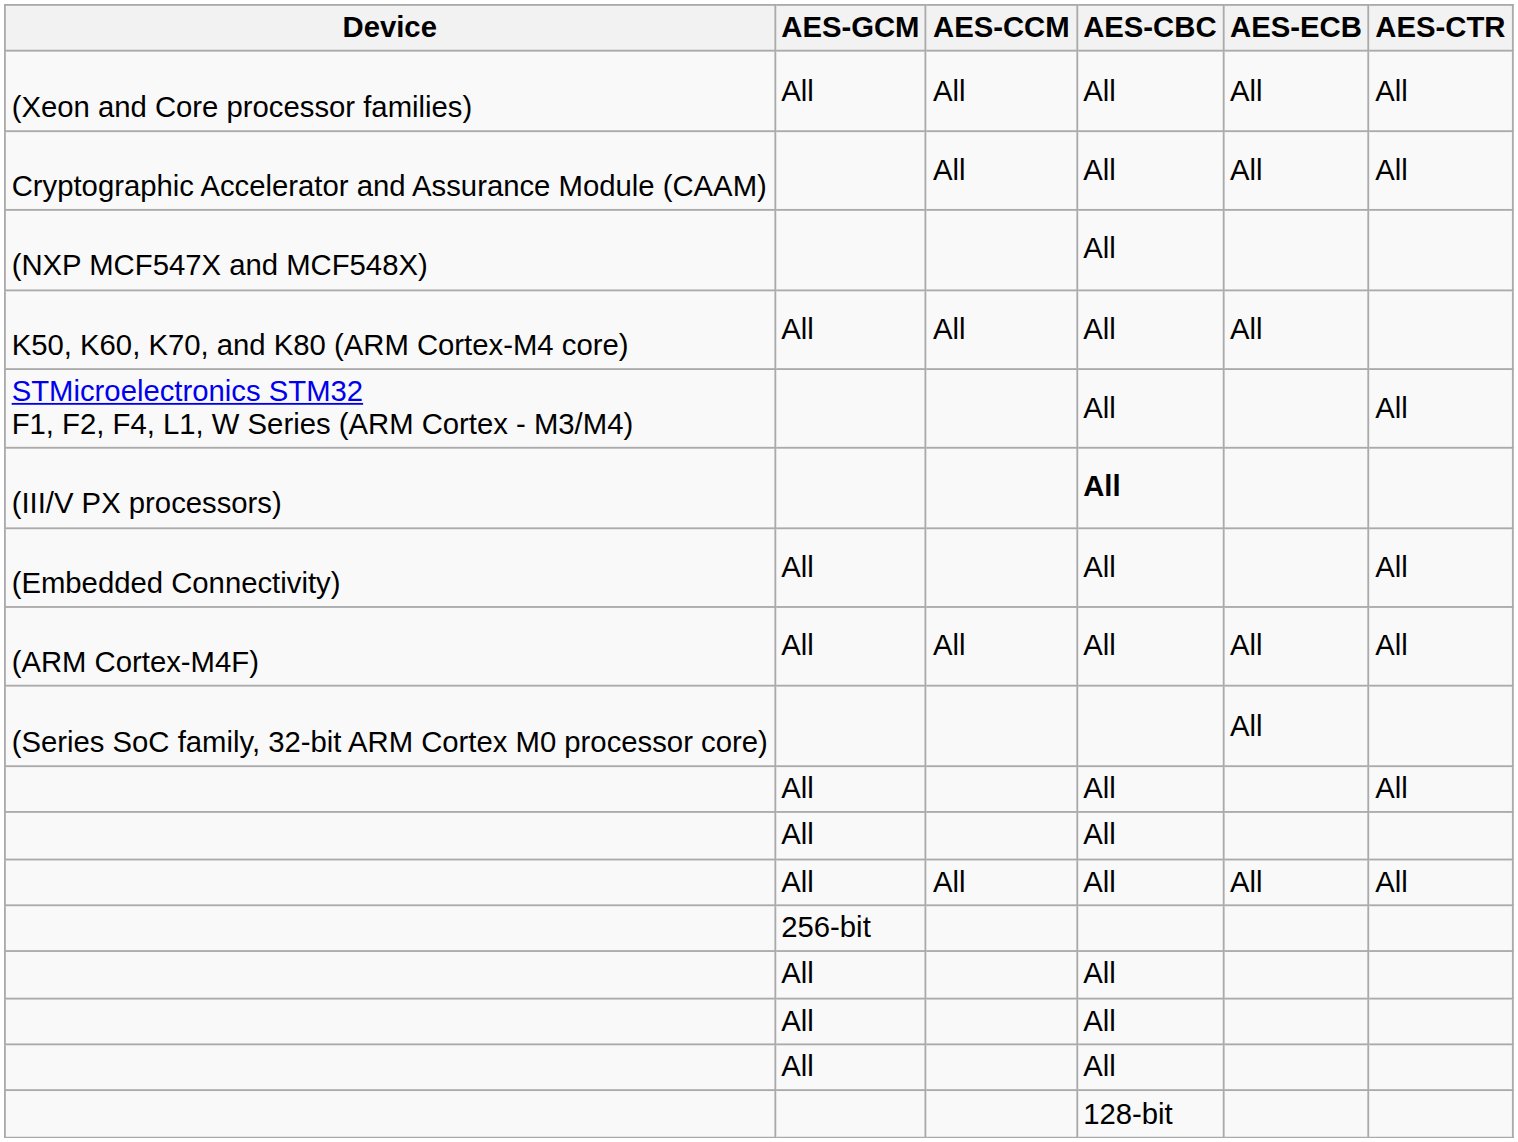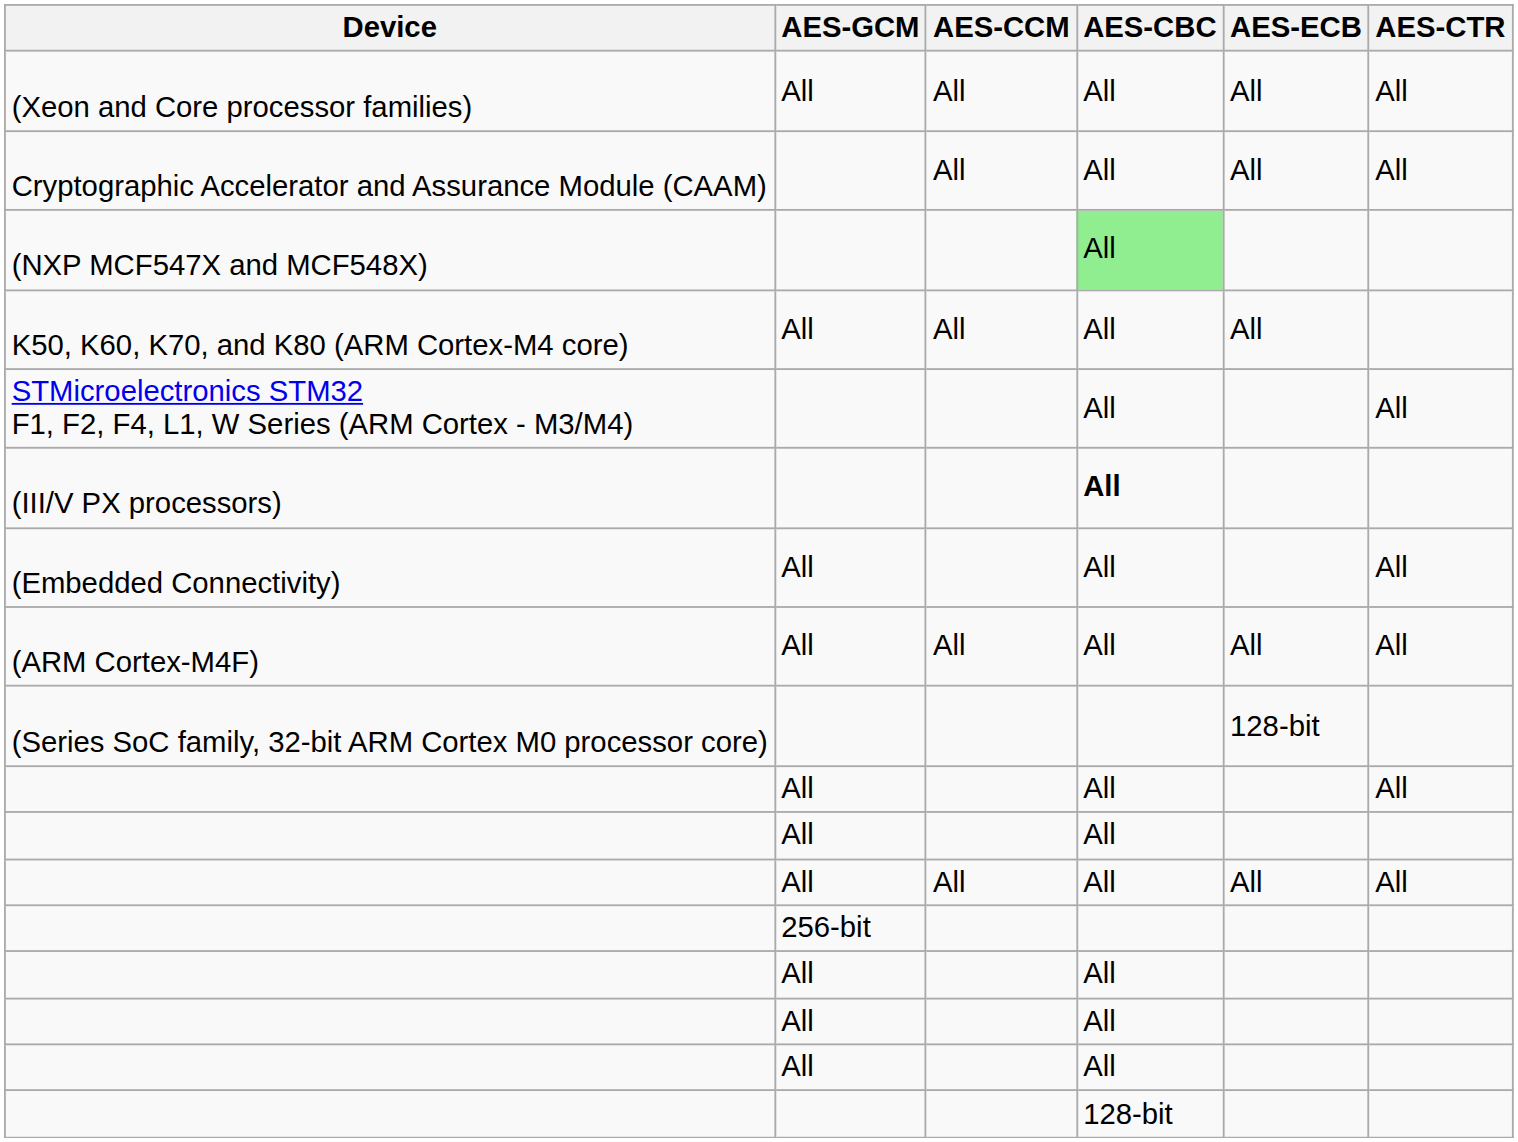(1099, 249) no background -> (1099, 249) lightgreen background
(1246, 725) All -> (1275, 725) 128-bit
